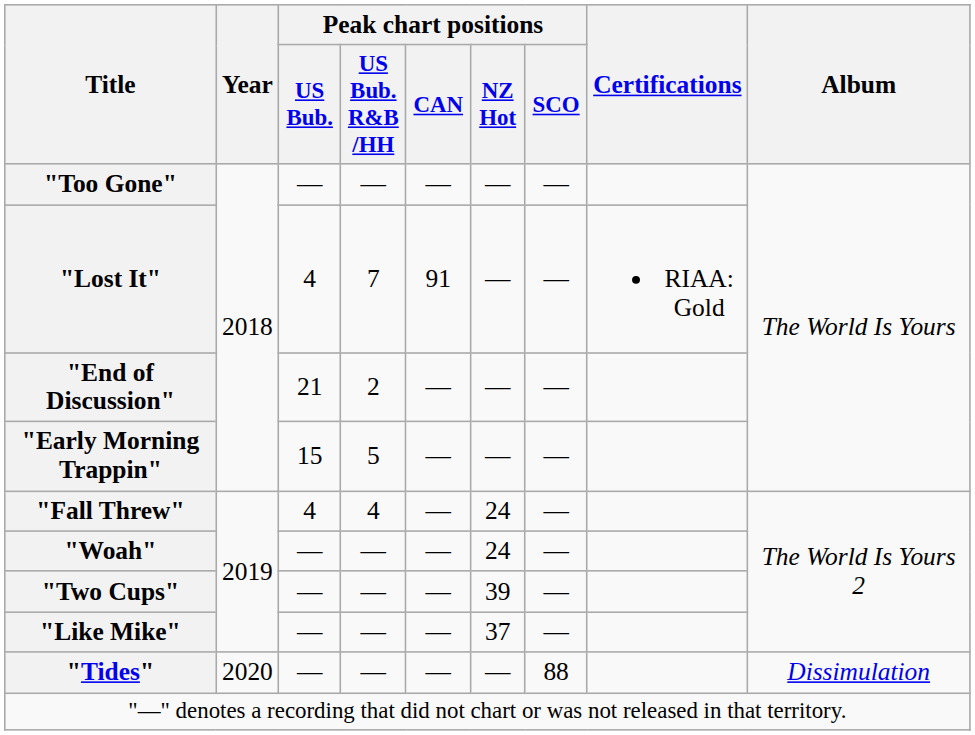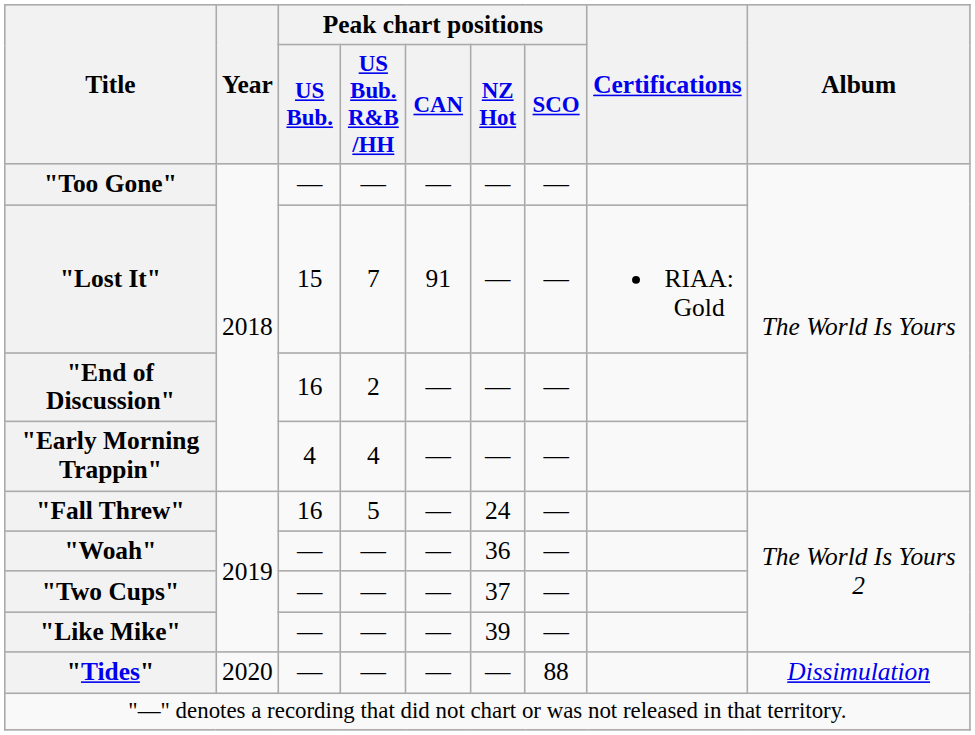(310, 278) 4 -> (310, 278) 15
(310, 386) 21 -> (310, 386) 16
(310, 455) 15 -> (310, 455) 4
(373, 455) 5 -> (373, 455) 4
(310, 510) 4 -> (310, 510) 16
(373, 510) 4 -> (373, 510) 5
(498, 550) 24 -> (498, 550) 36
(498, 591) 39 -> (498, 591) 37
(498, 631) 37 -> (498, 631) 39
